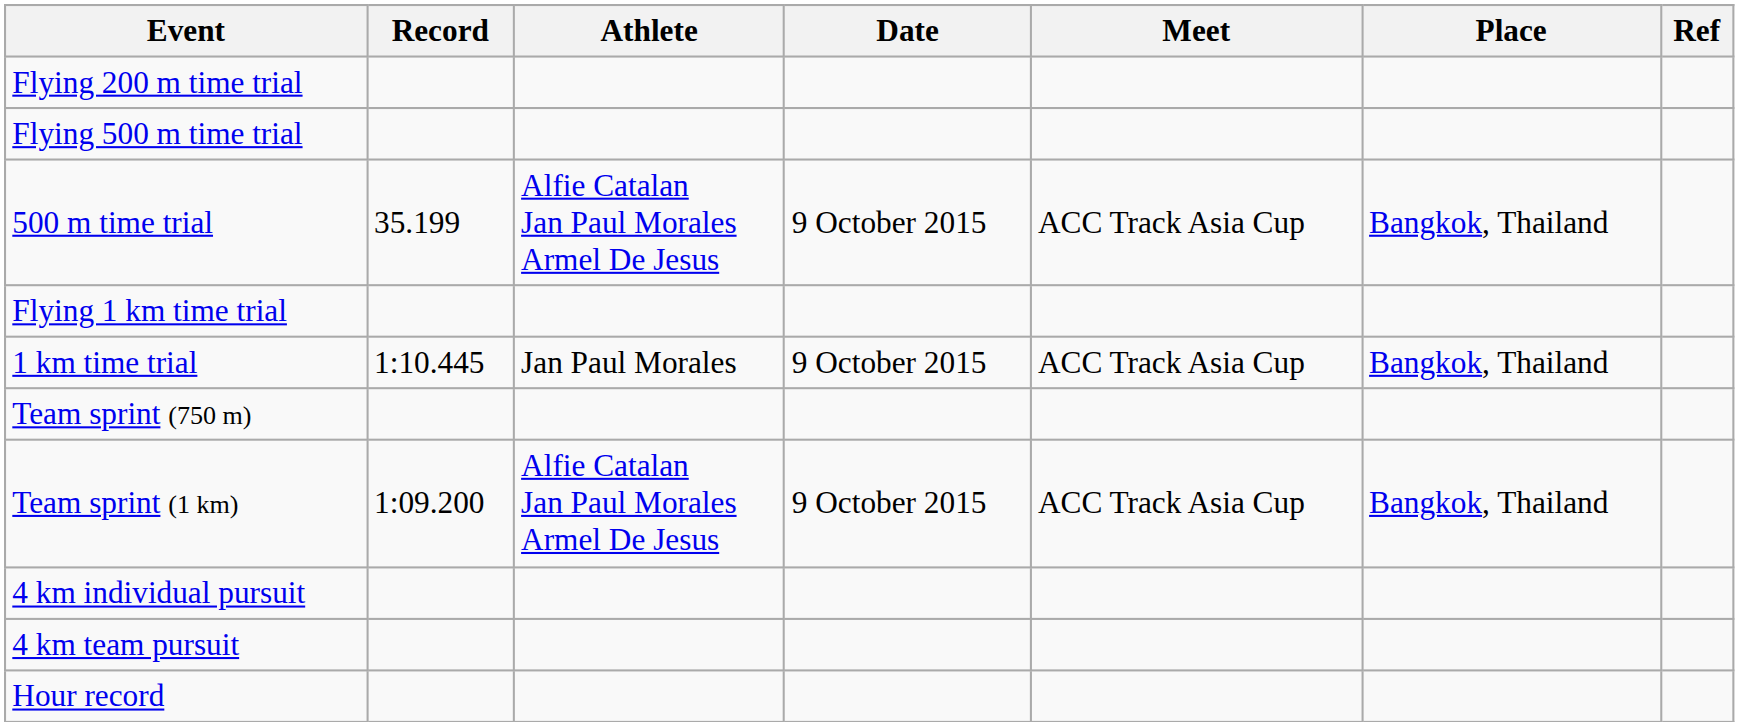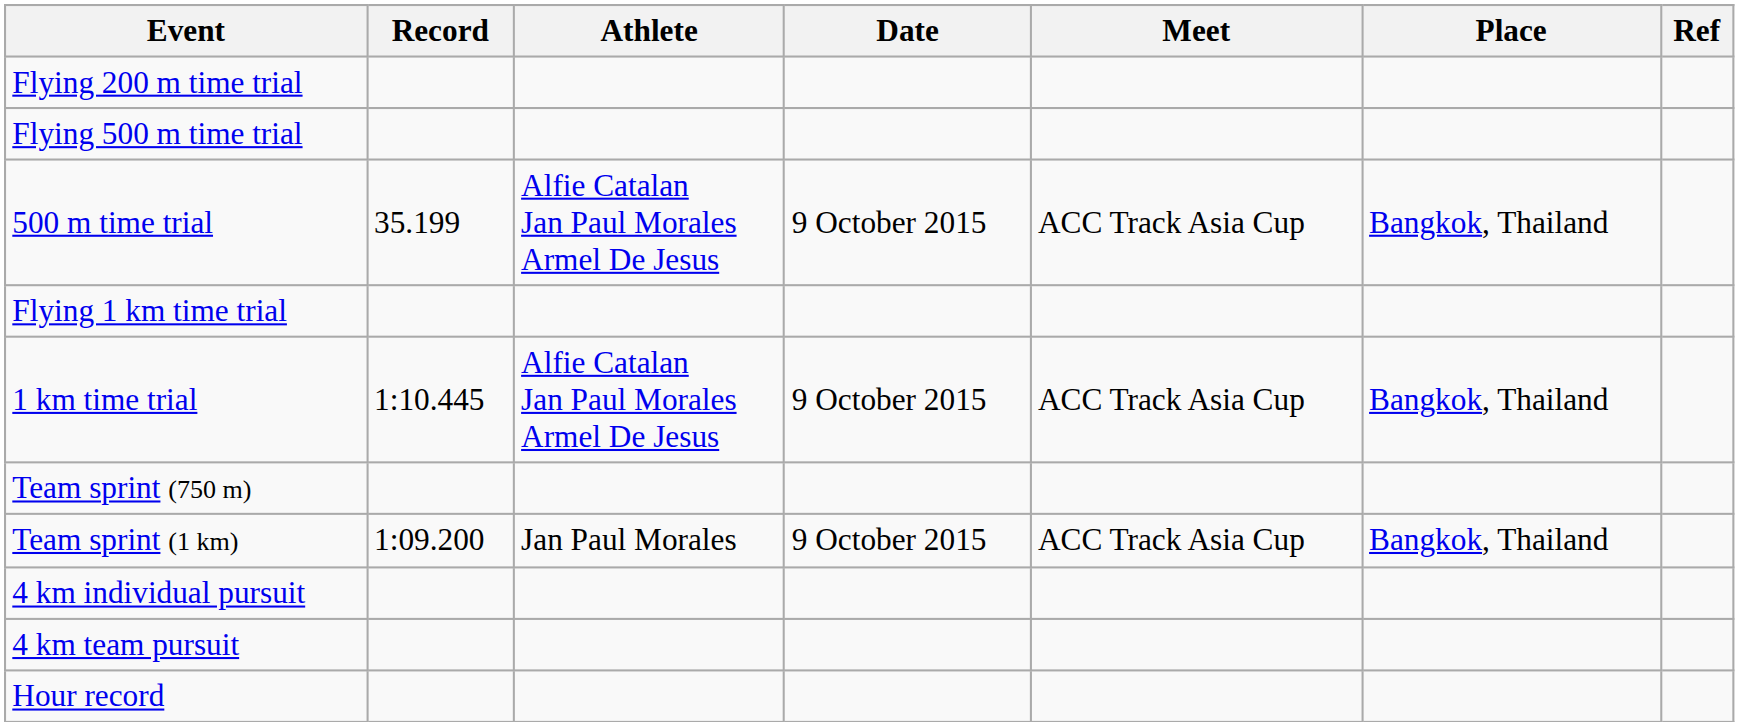(629, 362) Jan Paul Morales -> (629, 399) Alfie Catalan Jan Paul Morales Armel De Jesus
(629, 503) Alfie Catalan Jan Paul Morales Armel De Jesus -> (629, 540) Jan Paul Morales
